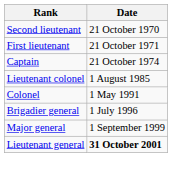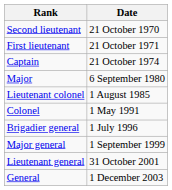+ row: (19, 78)
(125, 144) bold -> (124, 161) normal
+ row: (23, 177)
